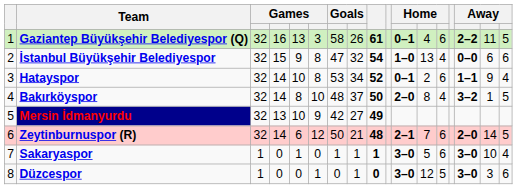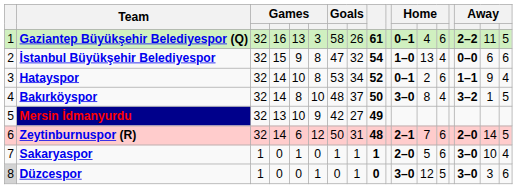(404, 96) 2–0 -> (404, 96) 3–0
(357, 135) 21 -> (357, 135) 31
(404, 154) 3–0 -> (404, 154) 2–0
(11, 174) no background -> (11, 174) lightgrey background
